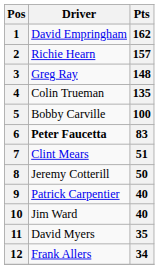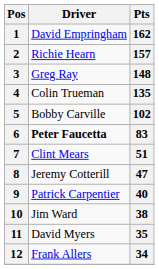(142, 113) 100 -> (142, 113) 102
(142, 173) 50 -> (142, 173) 47
(142, 213) 40 -> (142, 213) 38
